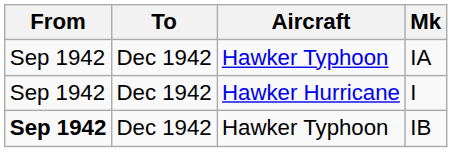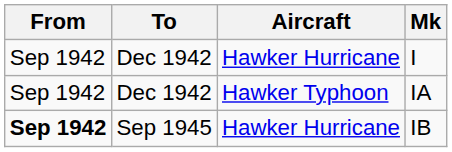rows swapped: (413, 92) <-> (421, 57)
(164, 127) Dec 1942 -> (164, 127) Sep 1945
(305, 127) Hawker Typhoon -> (311, 127) Hawker Hurricane
